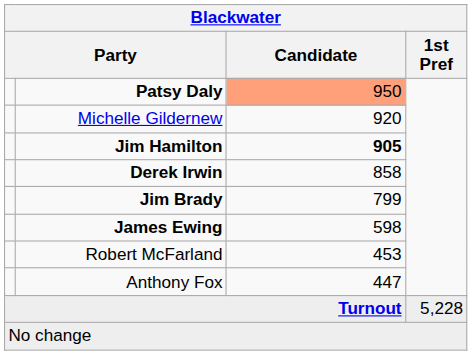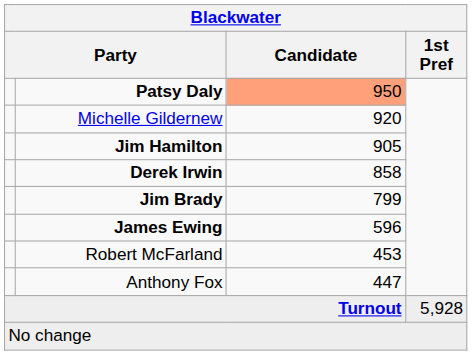(387, 145) bold -> (387, 145) normal
(387, 227) 598 -> (387, 227) 596
(442, 308) 5,228 -> (442, 308) 5,928
